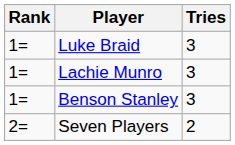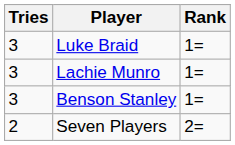columns swapped: (29, 18) <-> (206, 18)
